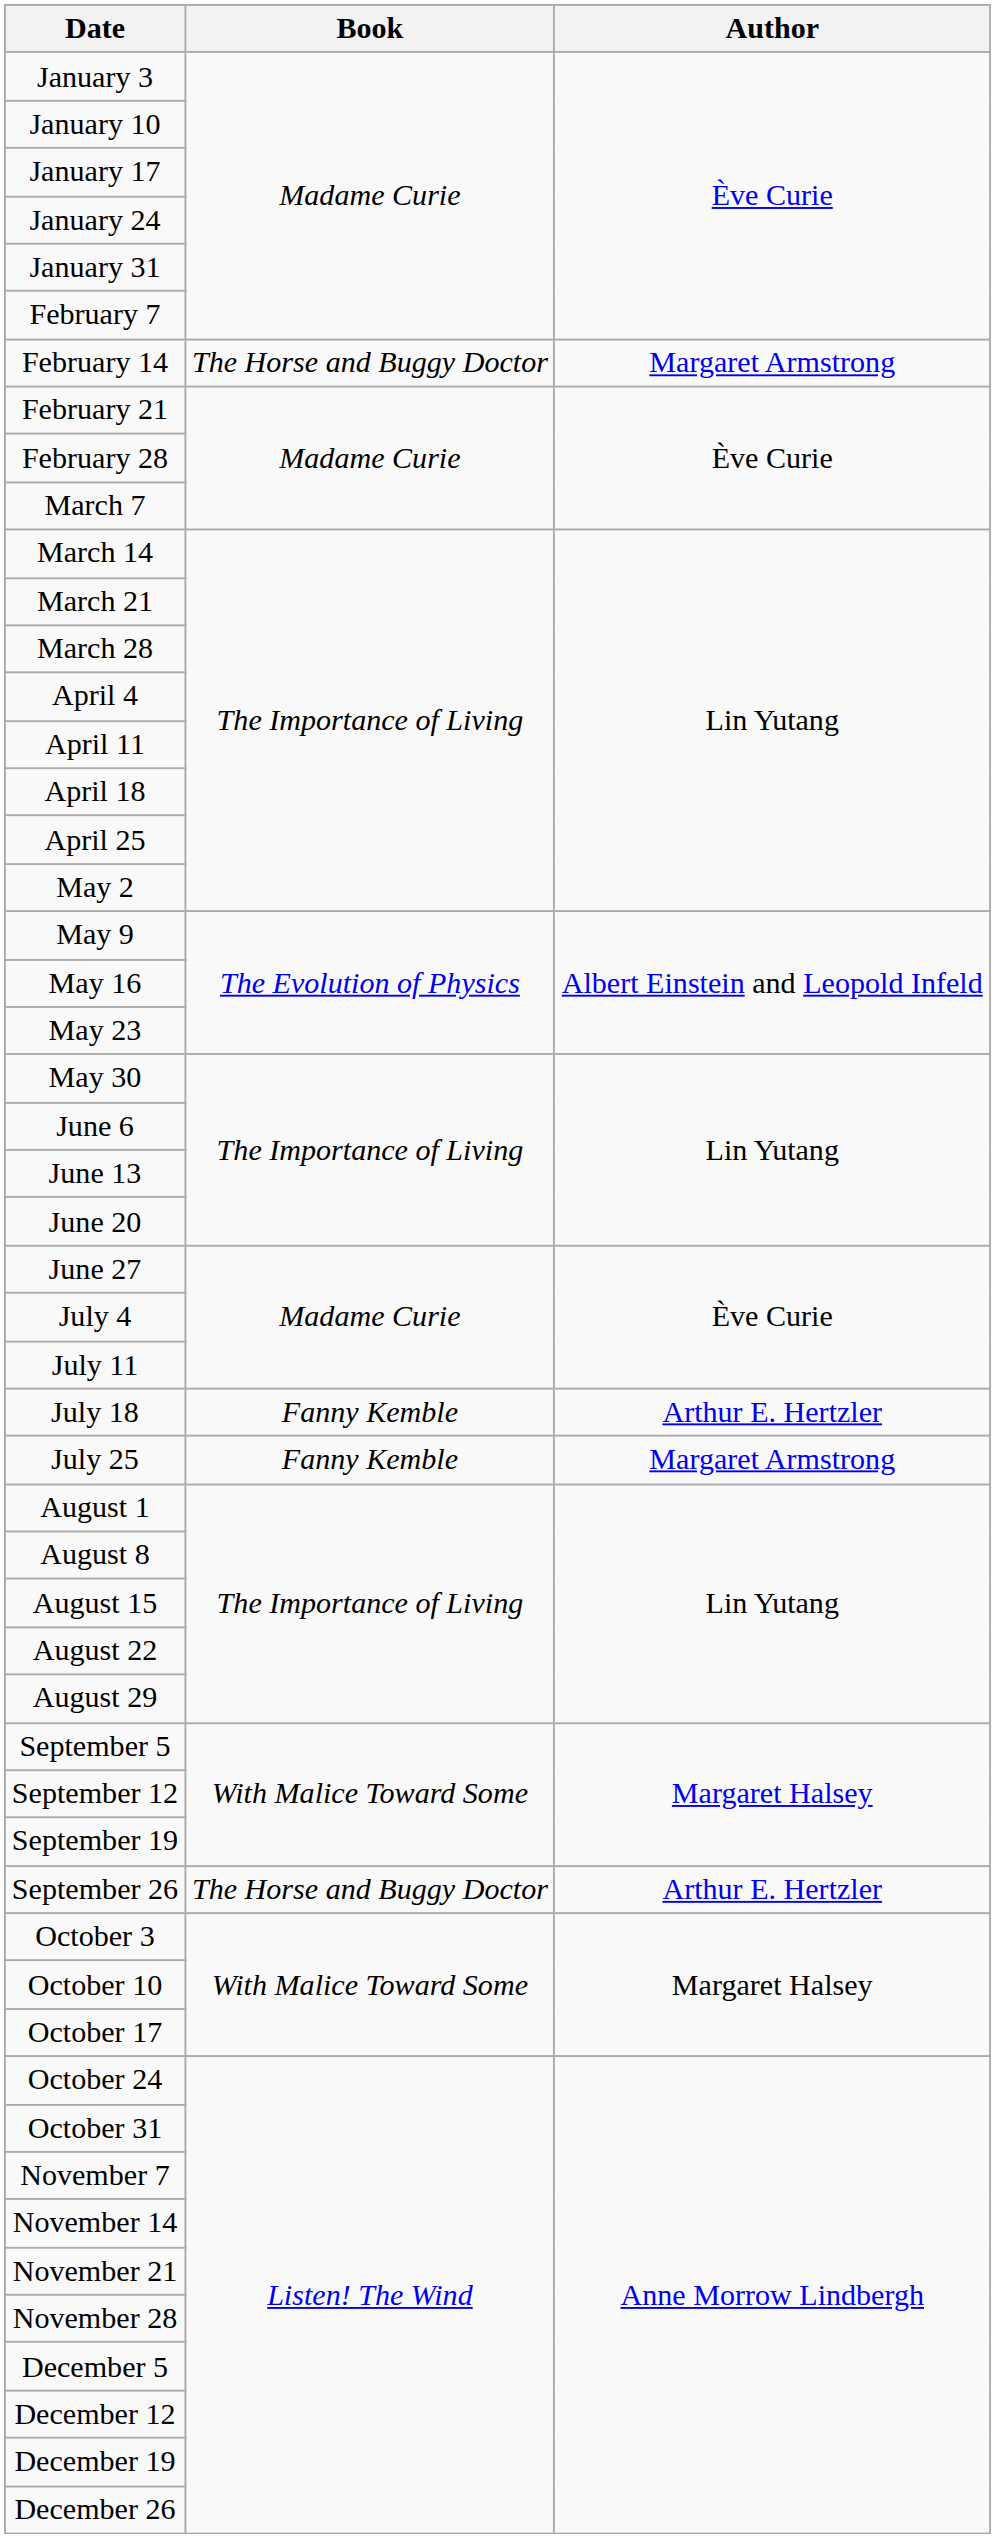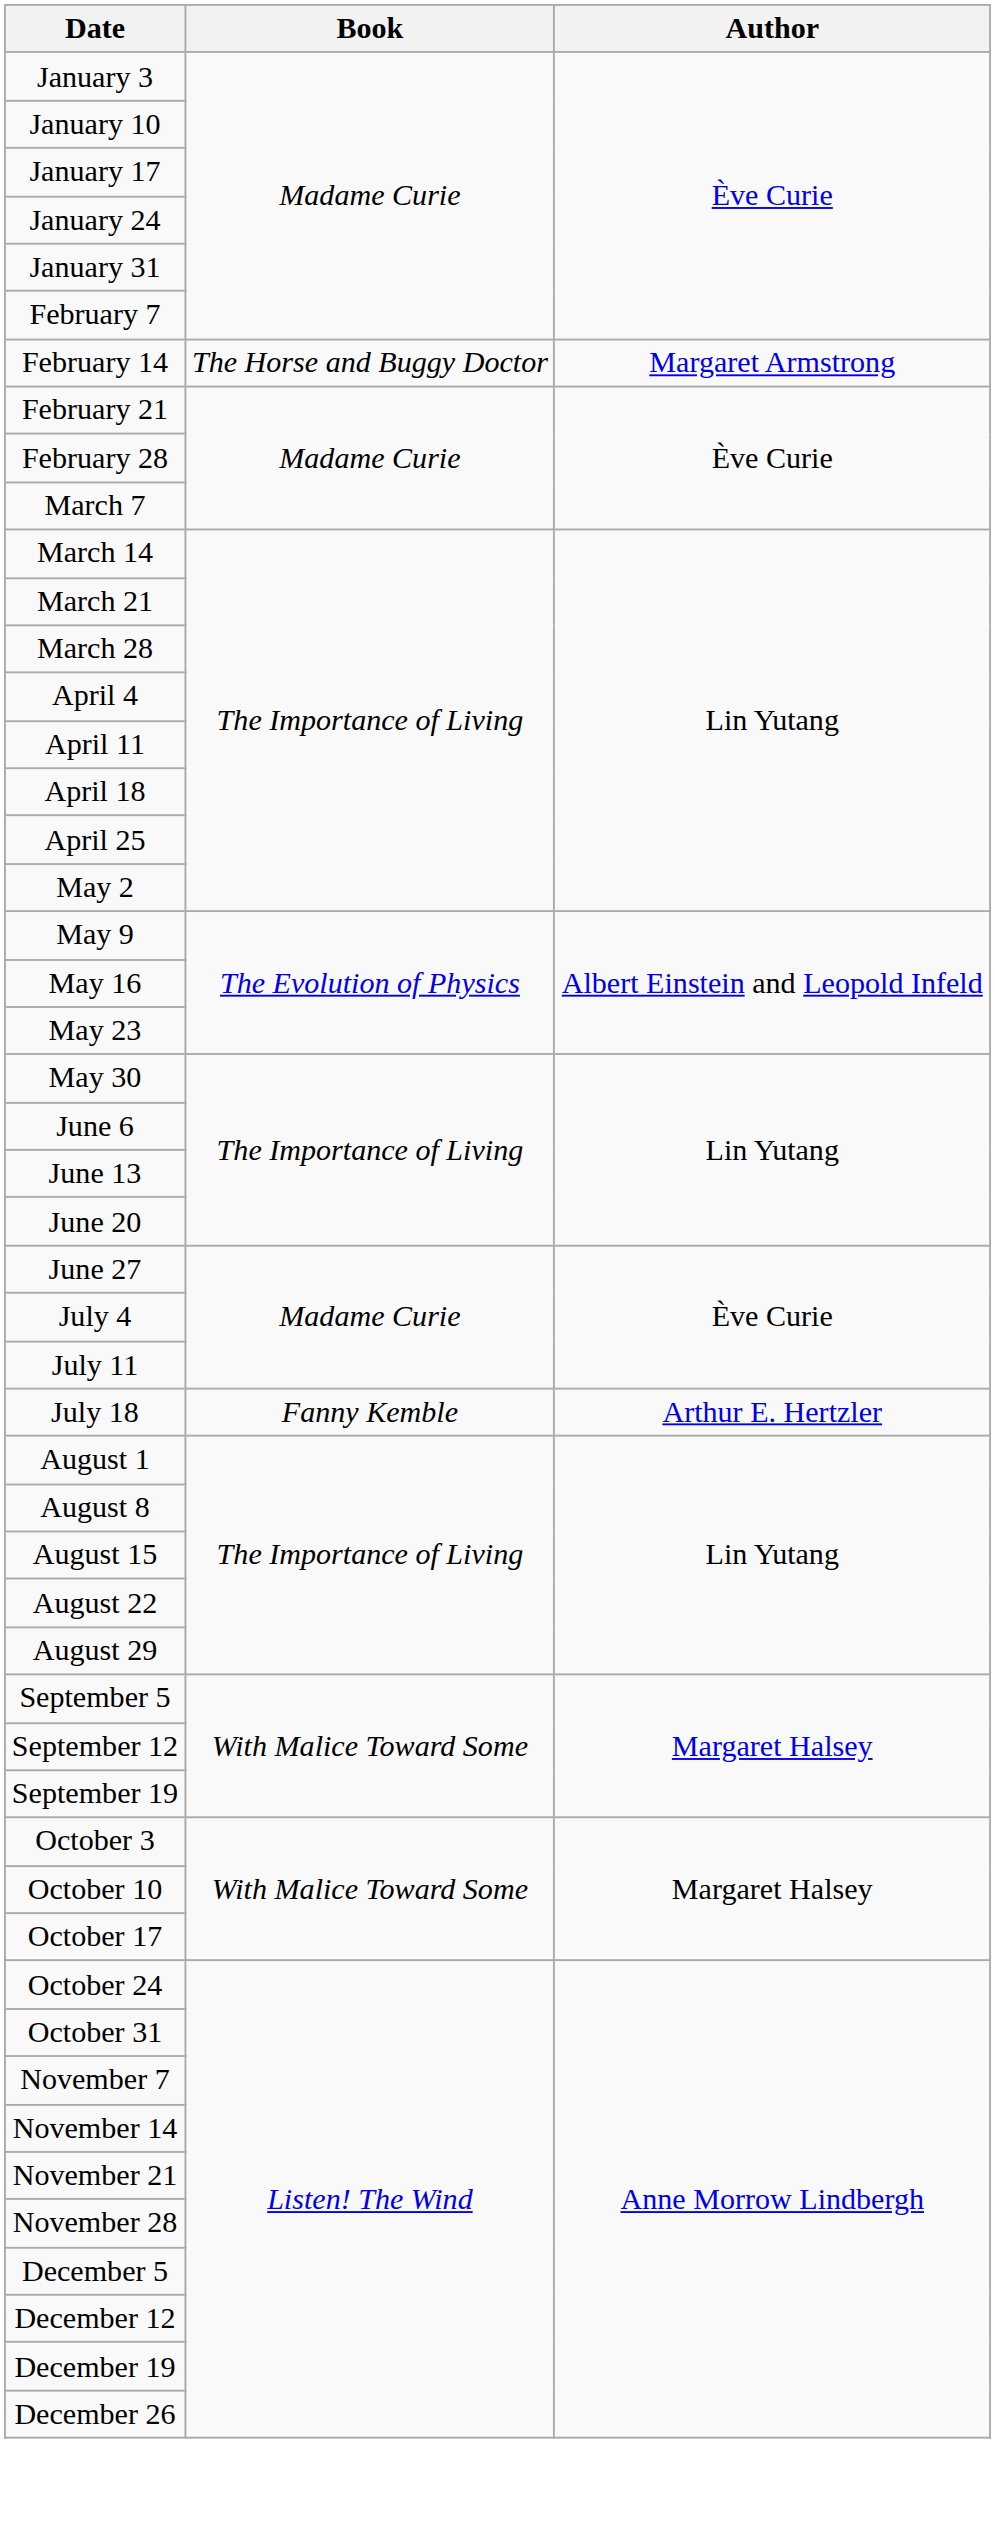- row: (95, 1459)
- row: (95, 1888)
